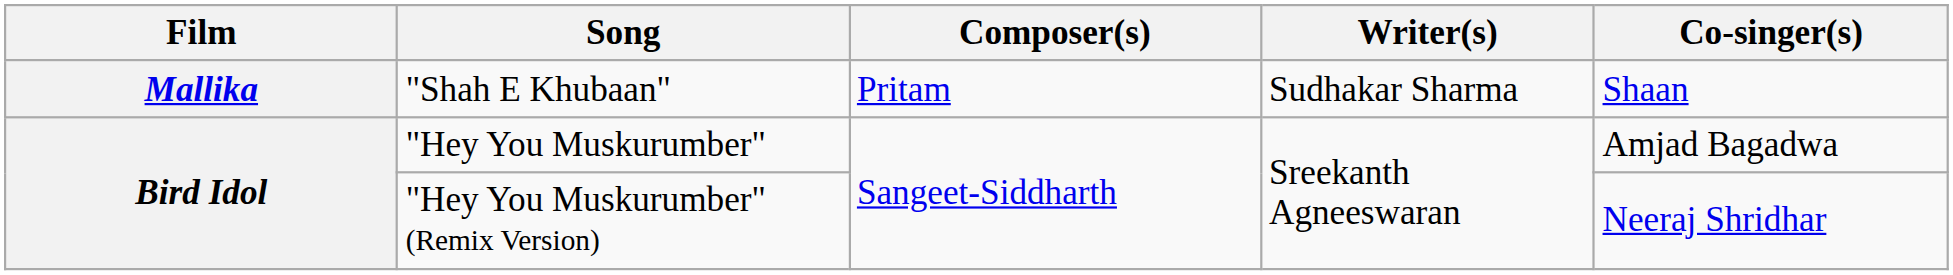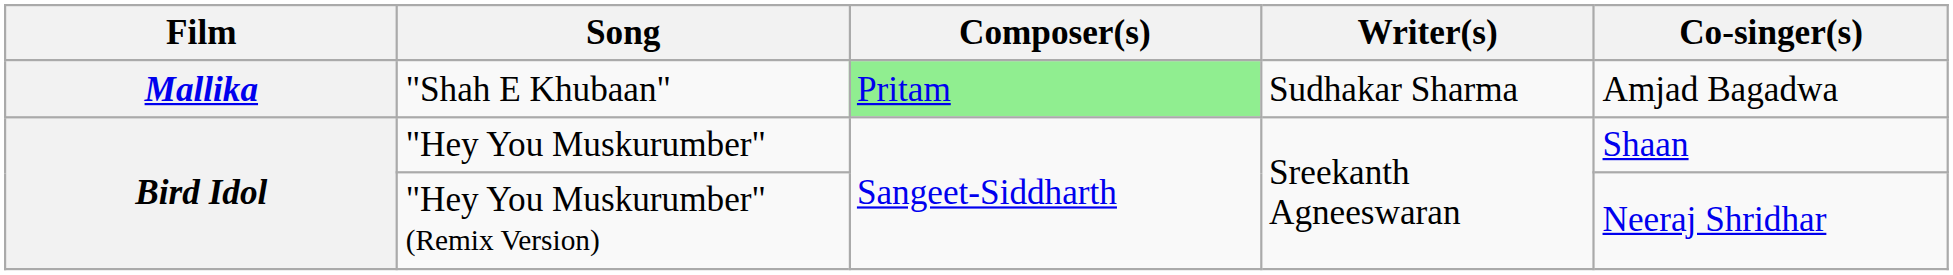(904, 88) no background -> (904, 88) lightgreen background
(1646, 88) Shaan -> (1720, 88) Amjad Bagadwa
(1720, 144) Amjad Bagadwa -> (1646, 144) Shaan
